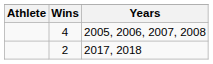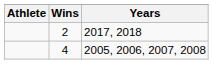rows swapped: (65, 31) <-> (65, 50)
